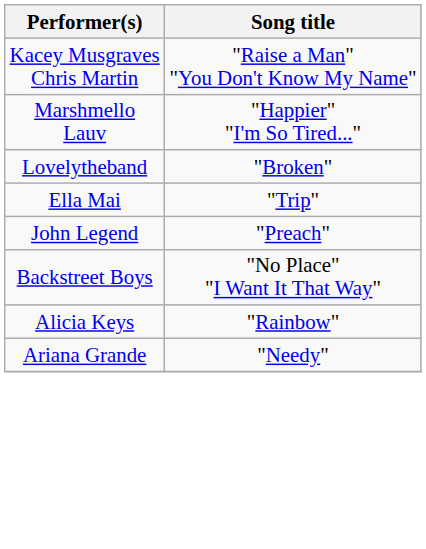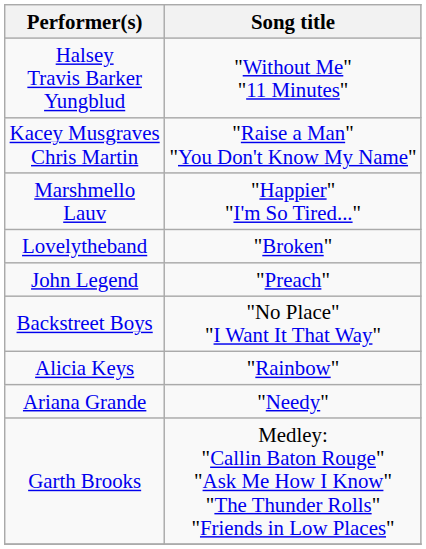+ row: (85, 78)
- row: (85, 200)
+ row: (85, 481)
